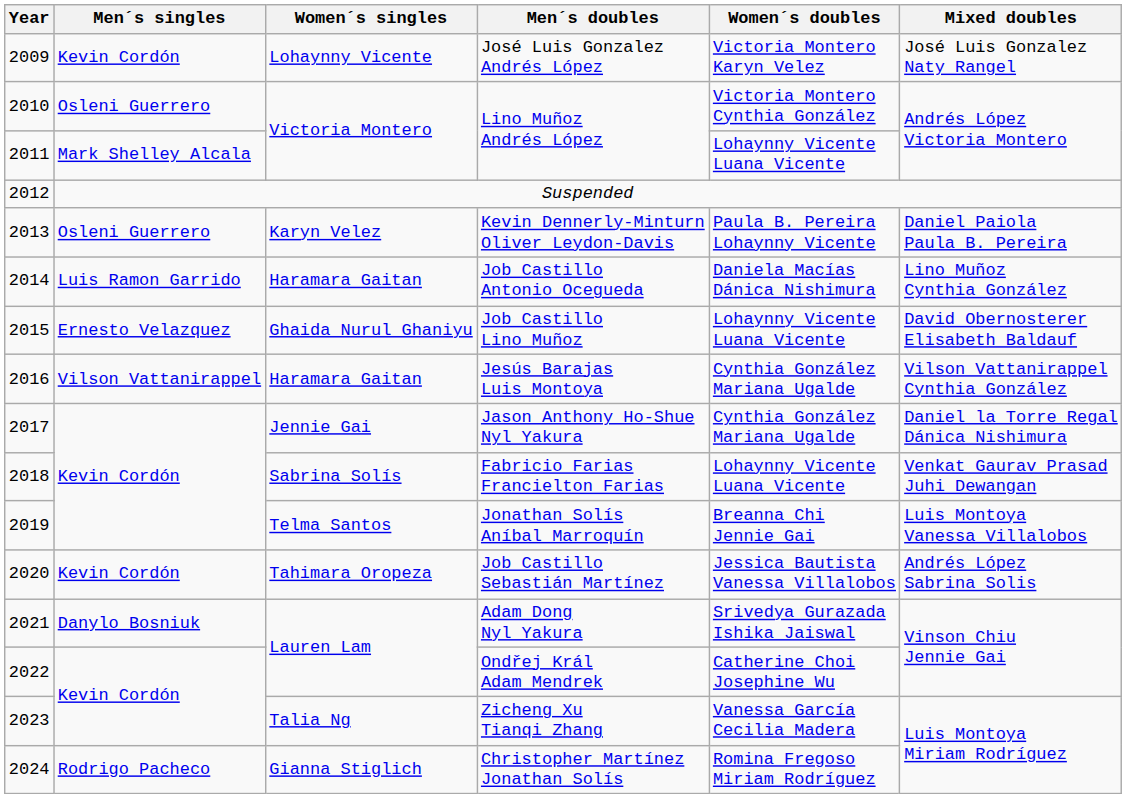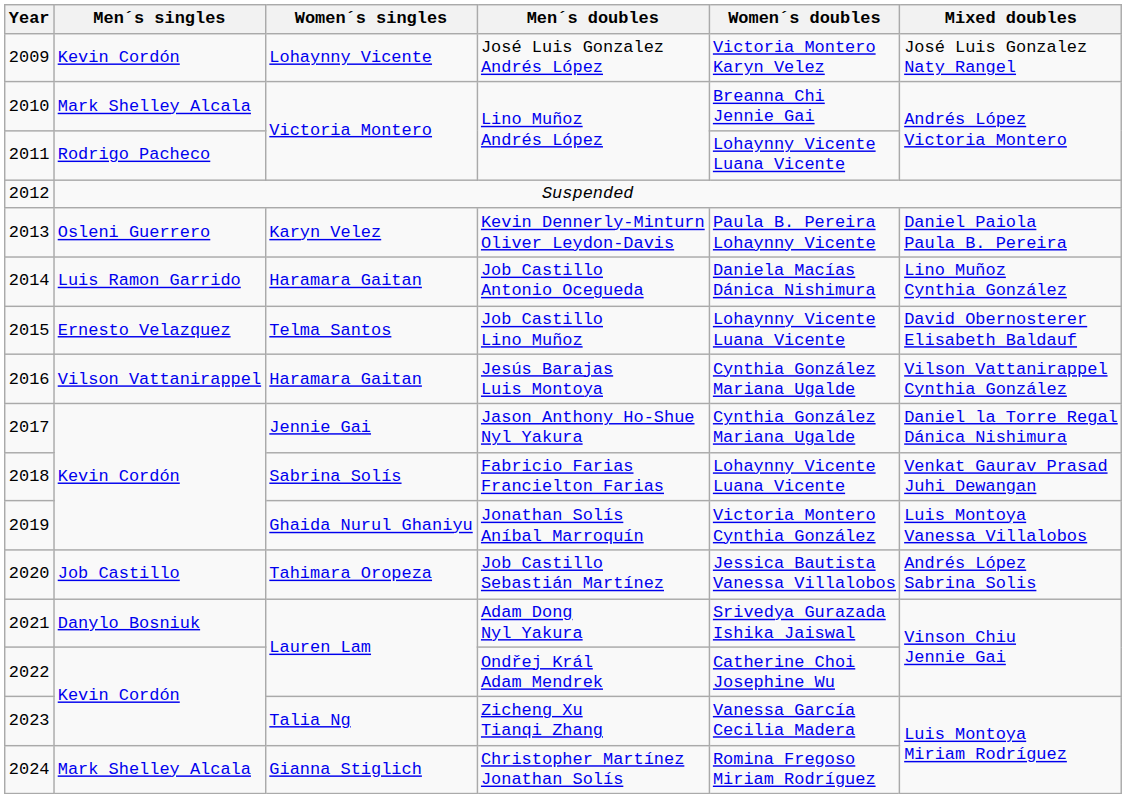(134, 106) Osleni Guerrero -> (154, 106) Mark Shelley Alcala
(794, 106) Victoria Montero Cynthia González -> (769, 106) Breanna Chi Jennie Gai
(154, 155) Mark Shelley Alcala -> (134, 155) Rodrigo Pacheco
(371, 330) Ghaida Nurul Ghaniyu -> (330, 330) Telma Santos
(330, 525) Telma Santos -> (371, 525) Ghaida Nurul Ghaniyu
(769, 525) Breanna Chi Jennie Gai -> (794, 525) Victoria Montero Cynthia González
(119, 574) Kevin Cordón -> (119, 574) Job Castillo
(134, 769) Rodrigo Pacheco -> (154, 769) Mark Shelley Alcala
